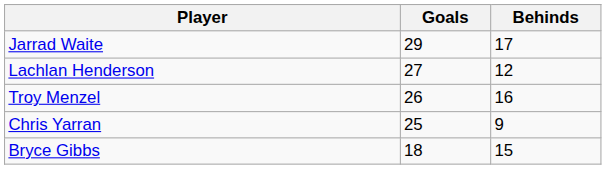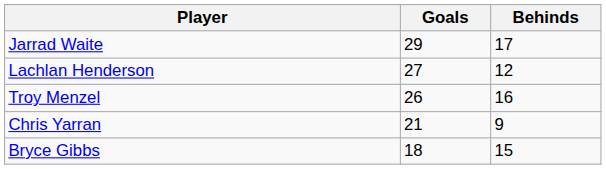(413, 124) 25 -> (413, 124) 21
